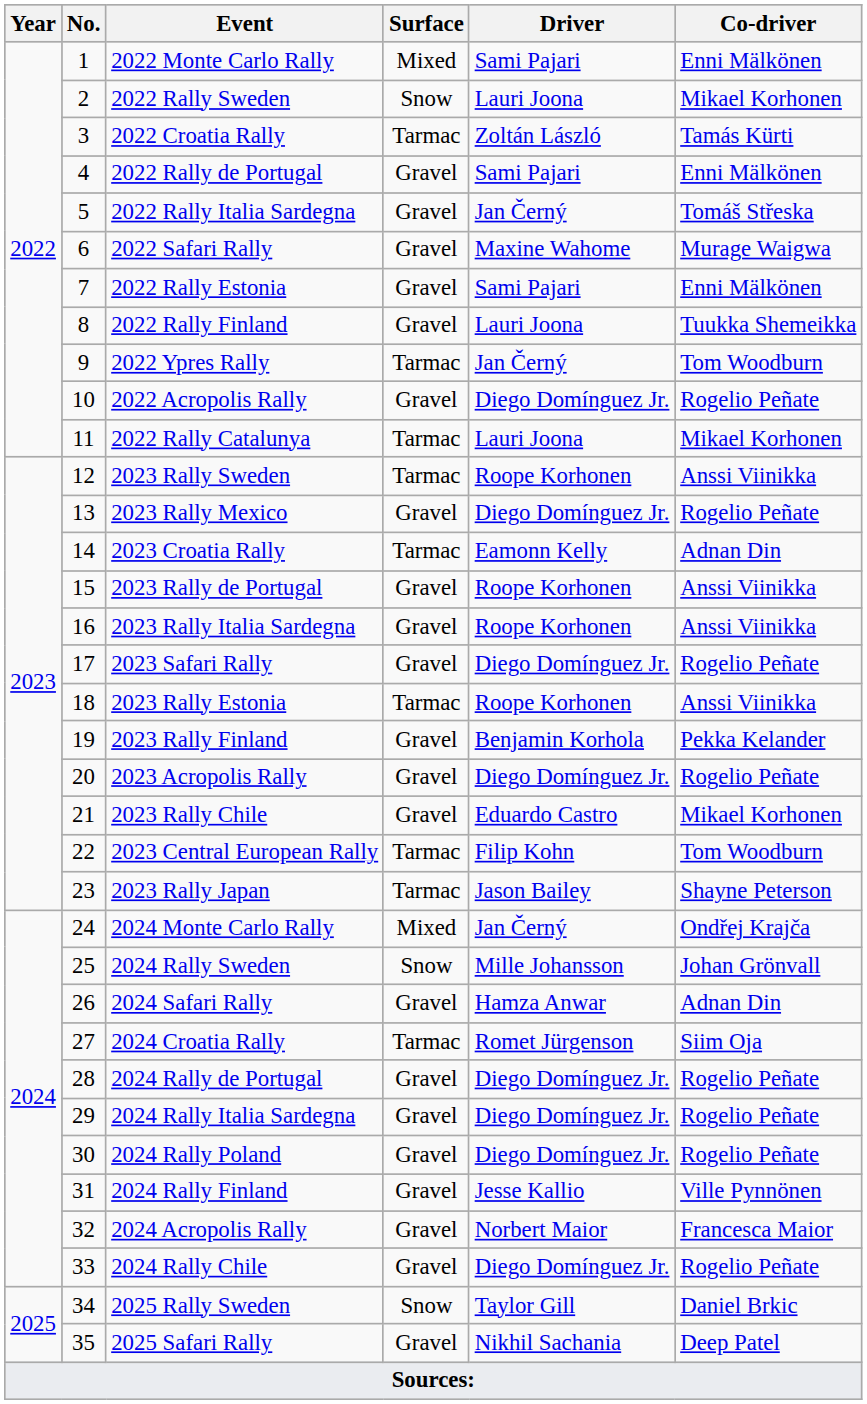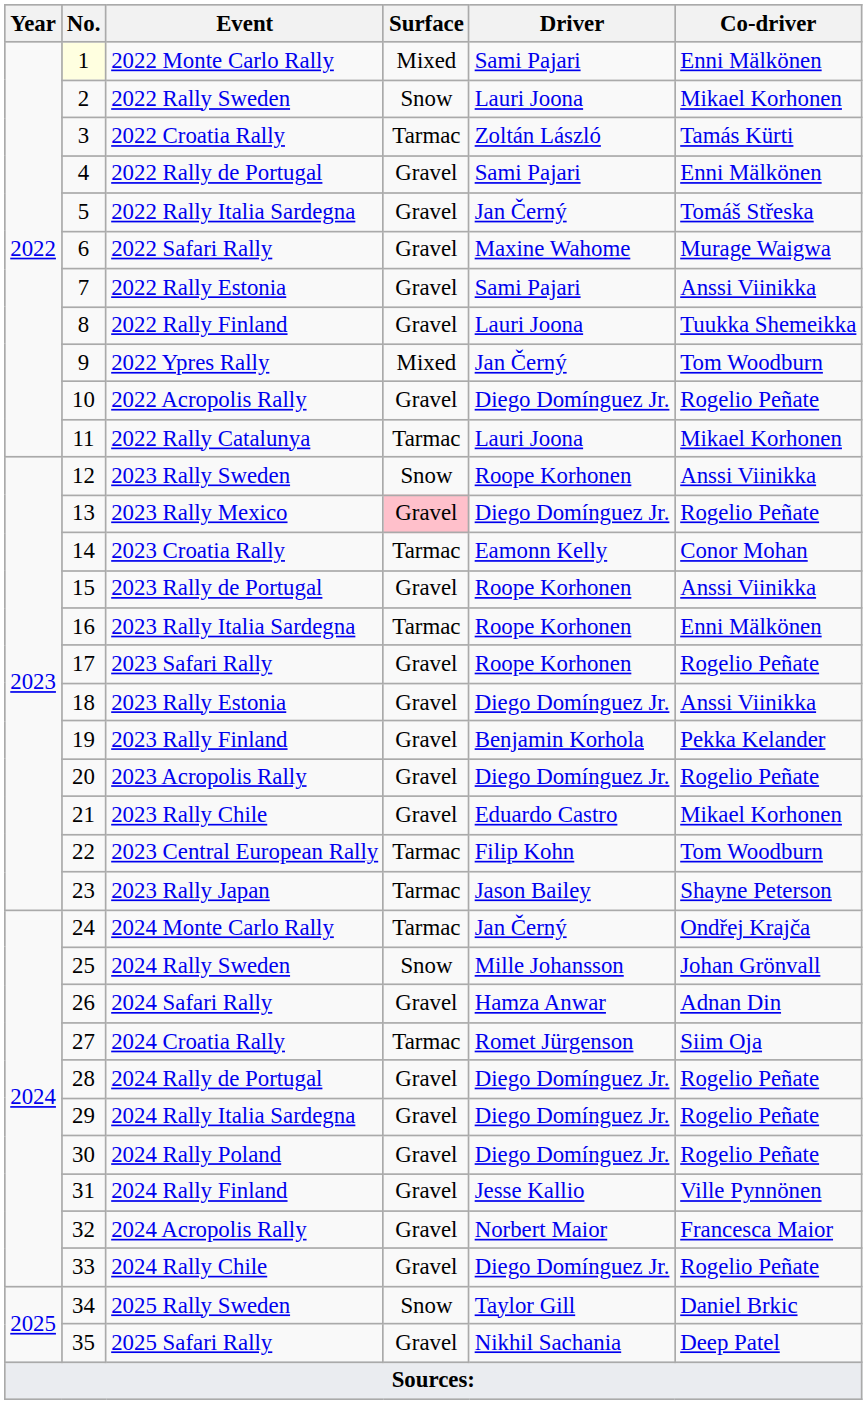(84, 60) no background -> (84, 60) lightyellow background
(751, 286) Enni Mälkönen -> (748, 286) Anssi Viinikka
(426, 362) Tarmac -> (426, 362) Mixed
(426, 475) Tarmac -> (426, 475) Snow
(426, 512) no background -> (426, 512) pink background
(731, 550) Adnan Din -> (744, 550) Conor Mohan
(426, 626) Gravel -> (426, 626) Tarmac
(748, 626) Anssi Viinikka -> (751, 626) Enni Mälkönen
(572, 663) Diego Domínguez Jr. -> (553, 663) Roope Korhonen
(426, 701) Tarmac -> (426, 701) Gravel
(553, 701) Roope Korhonen -> (572, 701) Diego Domínguez Jr.
(426, 927) Mixed -> (426, 927) Tarmac
